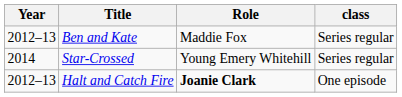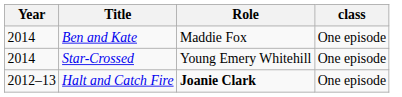(32, 37) 2012–13 -> (21, 37) 2014
(356, 37) Series regular -> (352, 37) One episode
(356, 59) Series regular -> (352, 59) One episode
